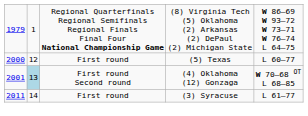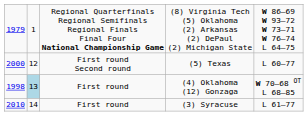(103, 59) First round -> (103, 64) First round Second round
(16, 78) 2001 -> (16, 87) 1998
(103, 78) First round Second round -> (103, 87) First round
(16, 96) 2011 -> (16, 105) 2010
